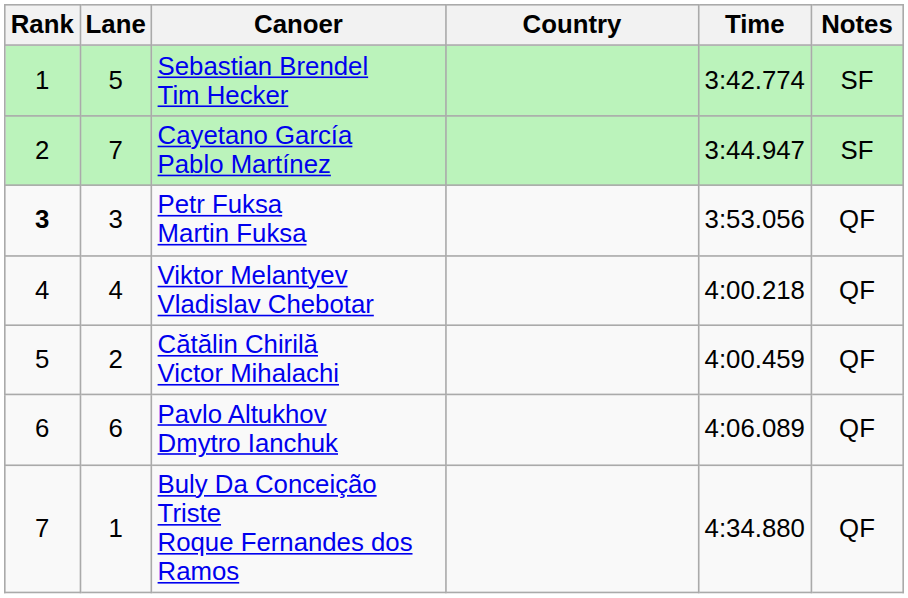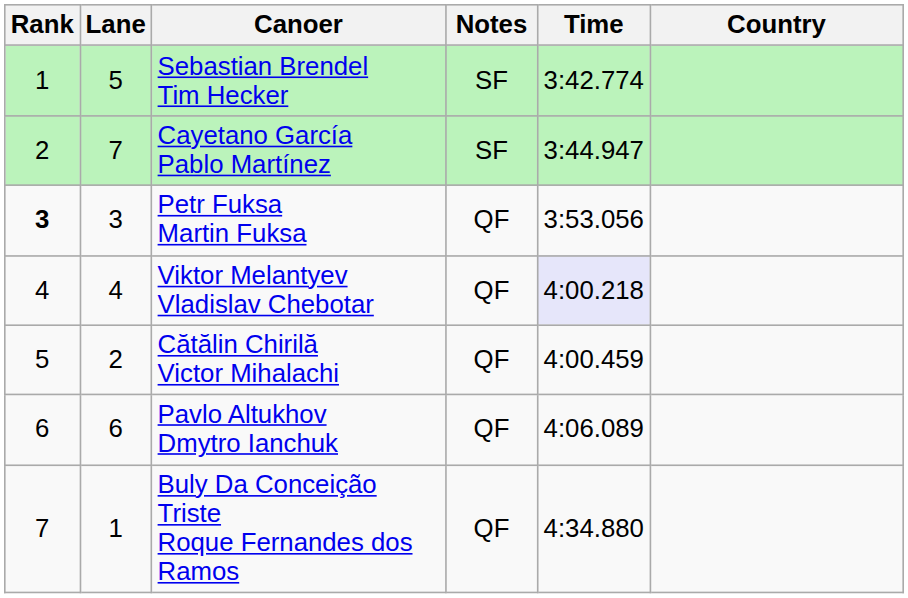columns swapped: (572, 24) <-> (857, 24)
(755, 289) no background -> (594, 289) lavender background
